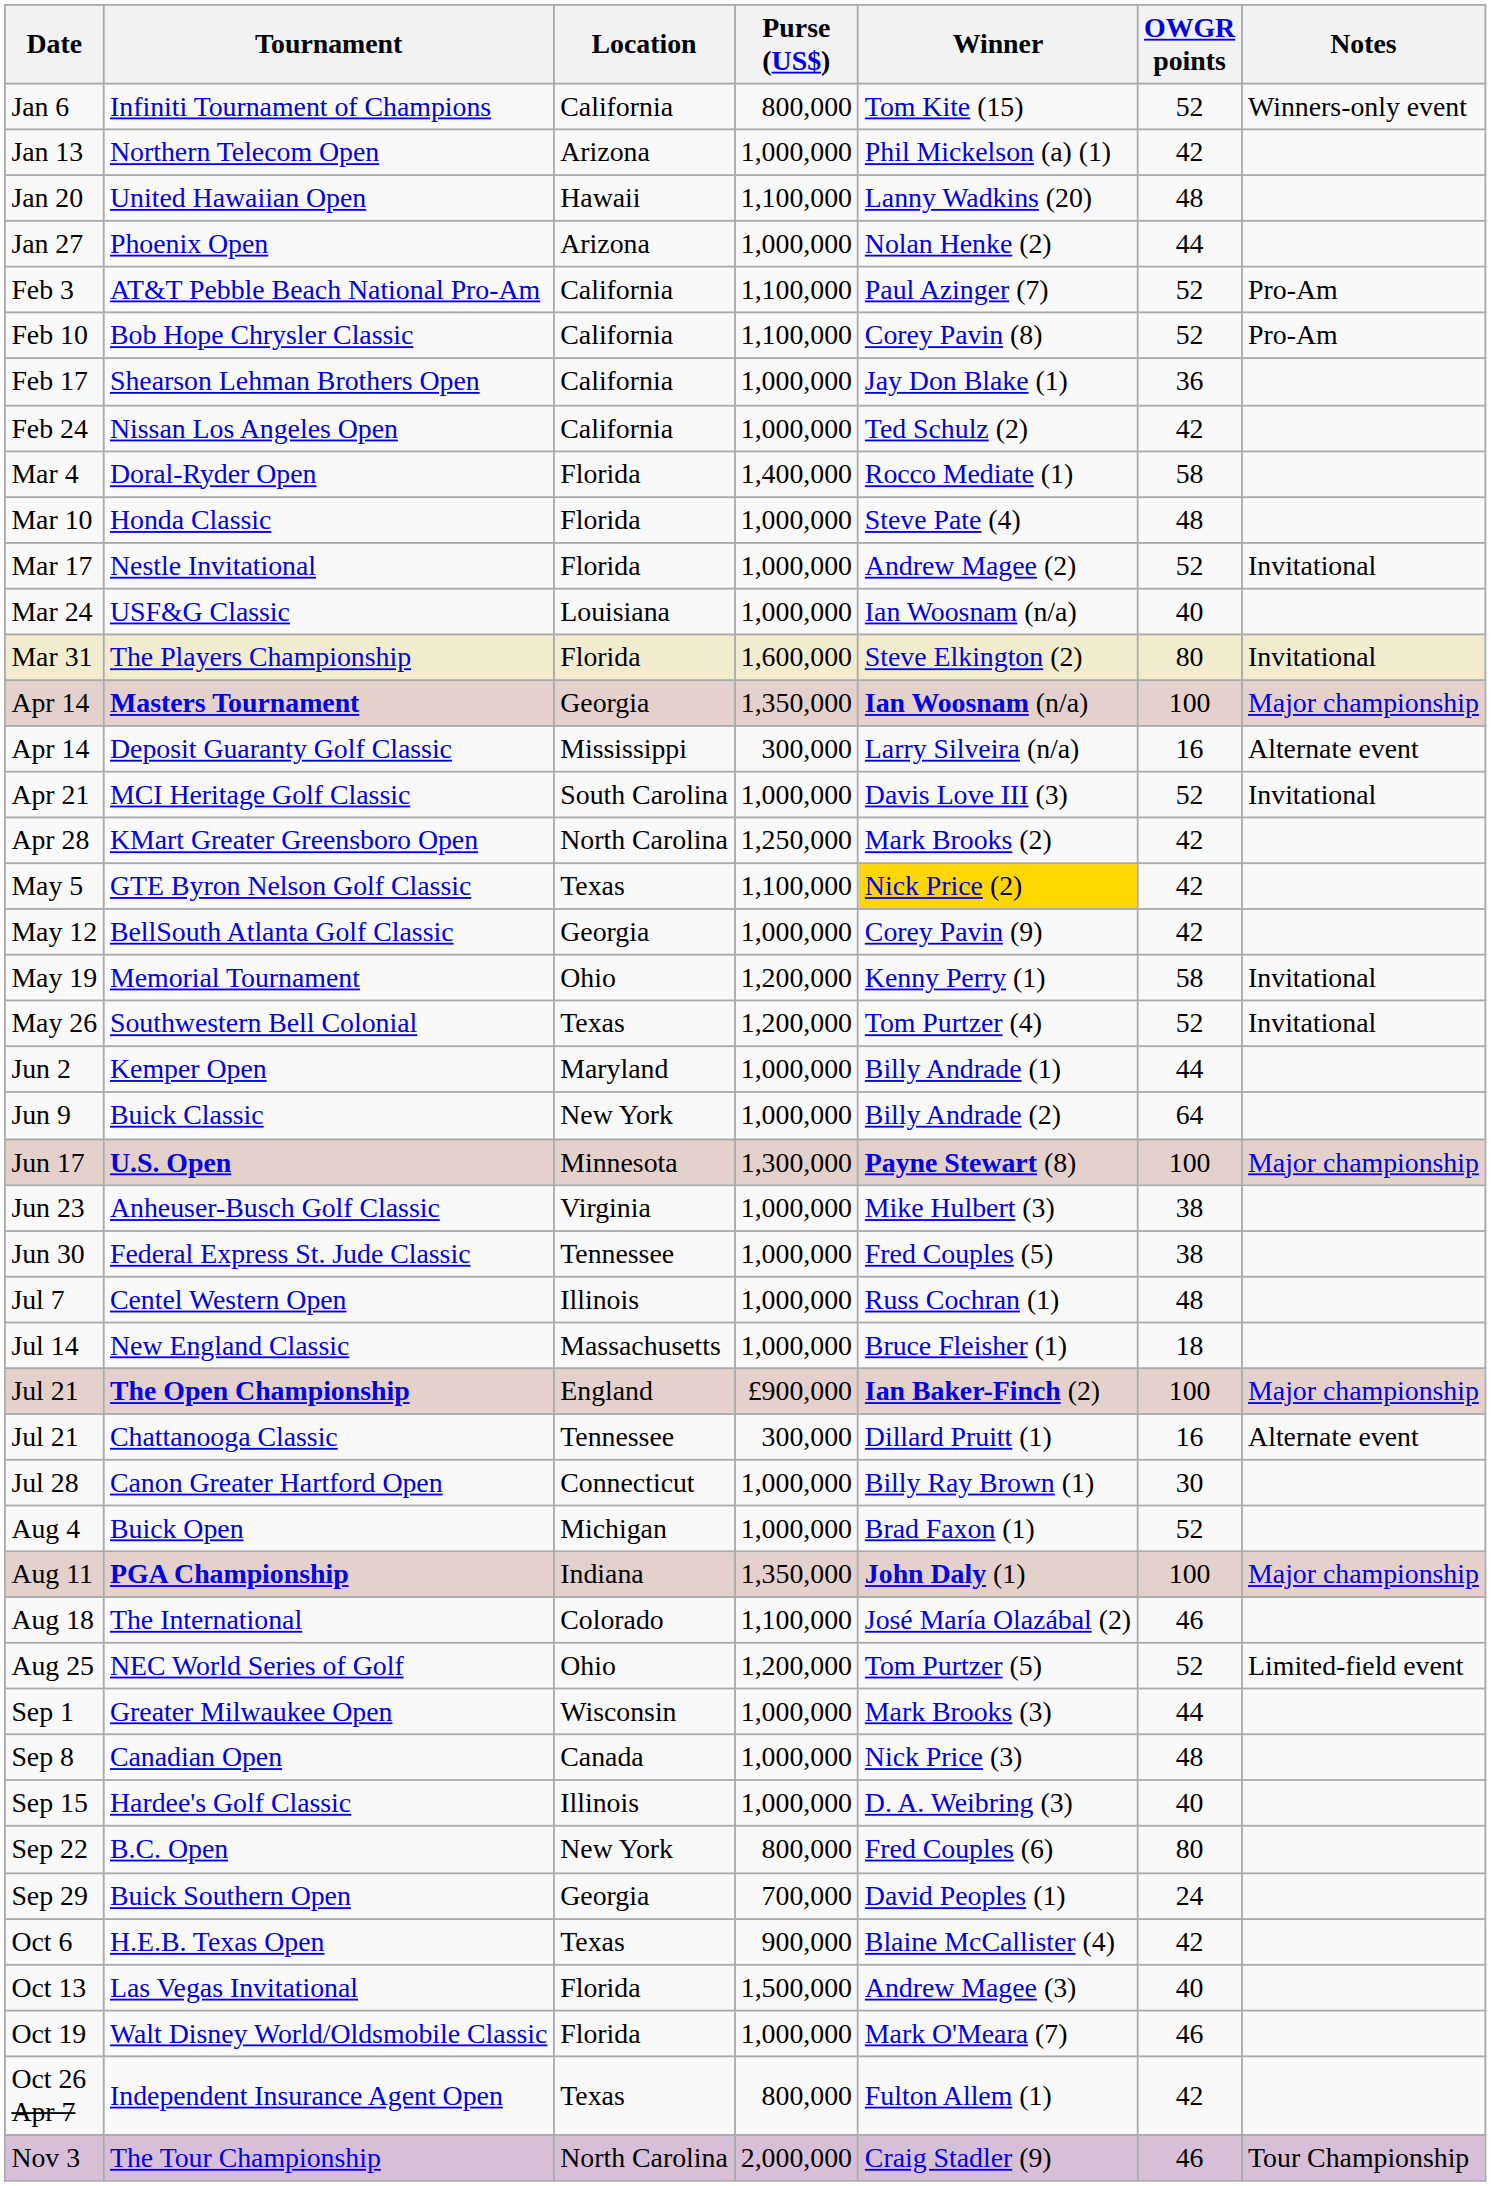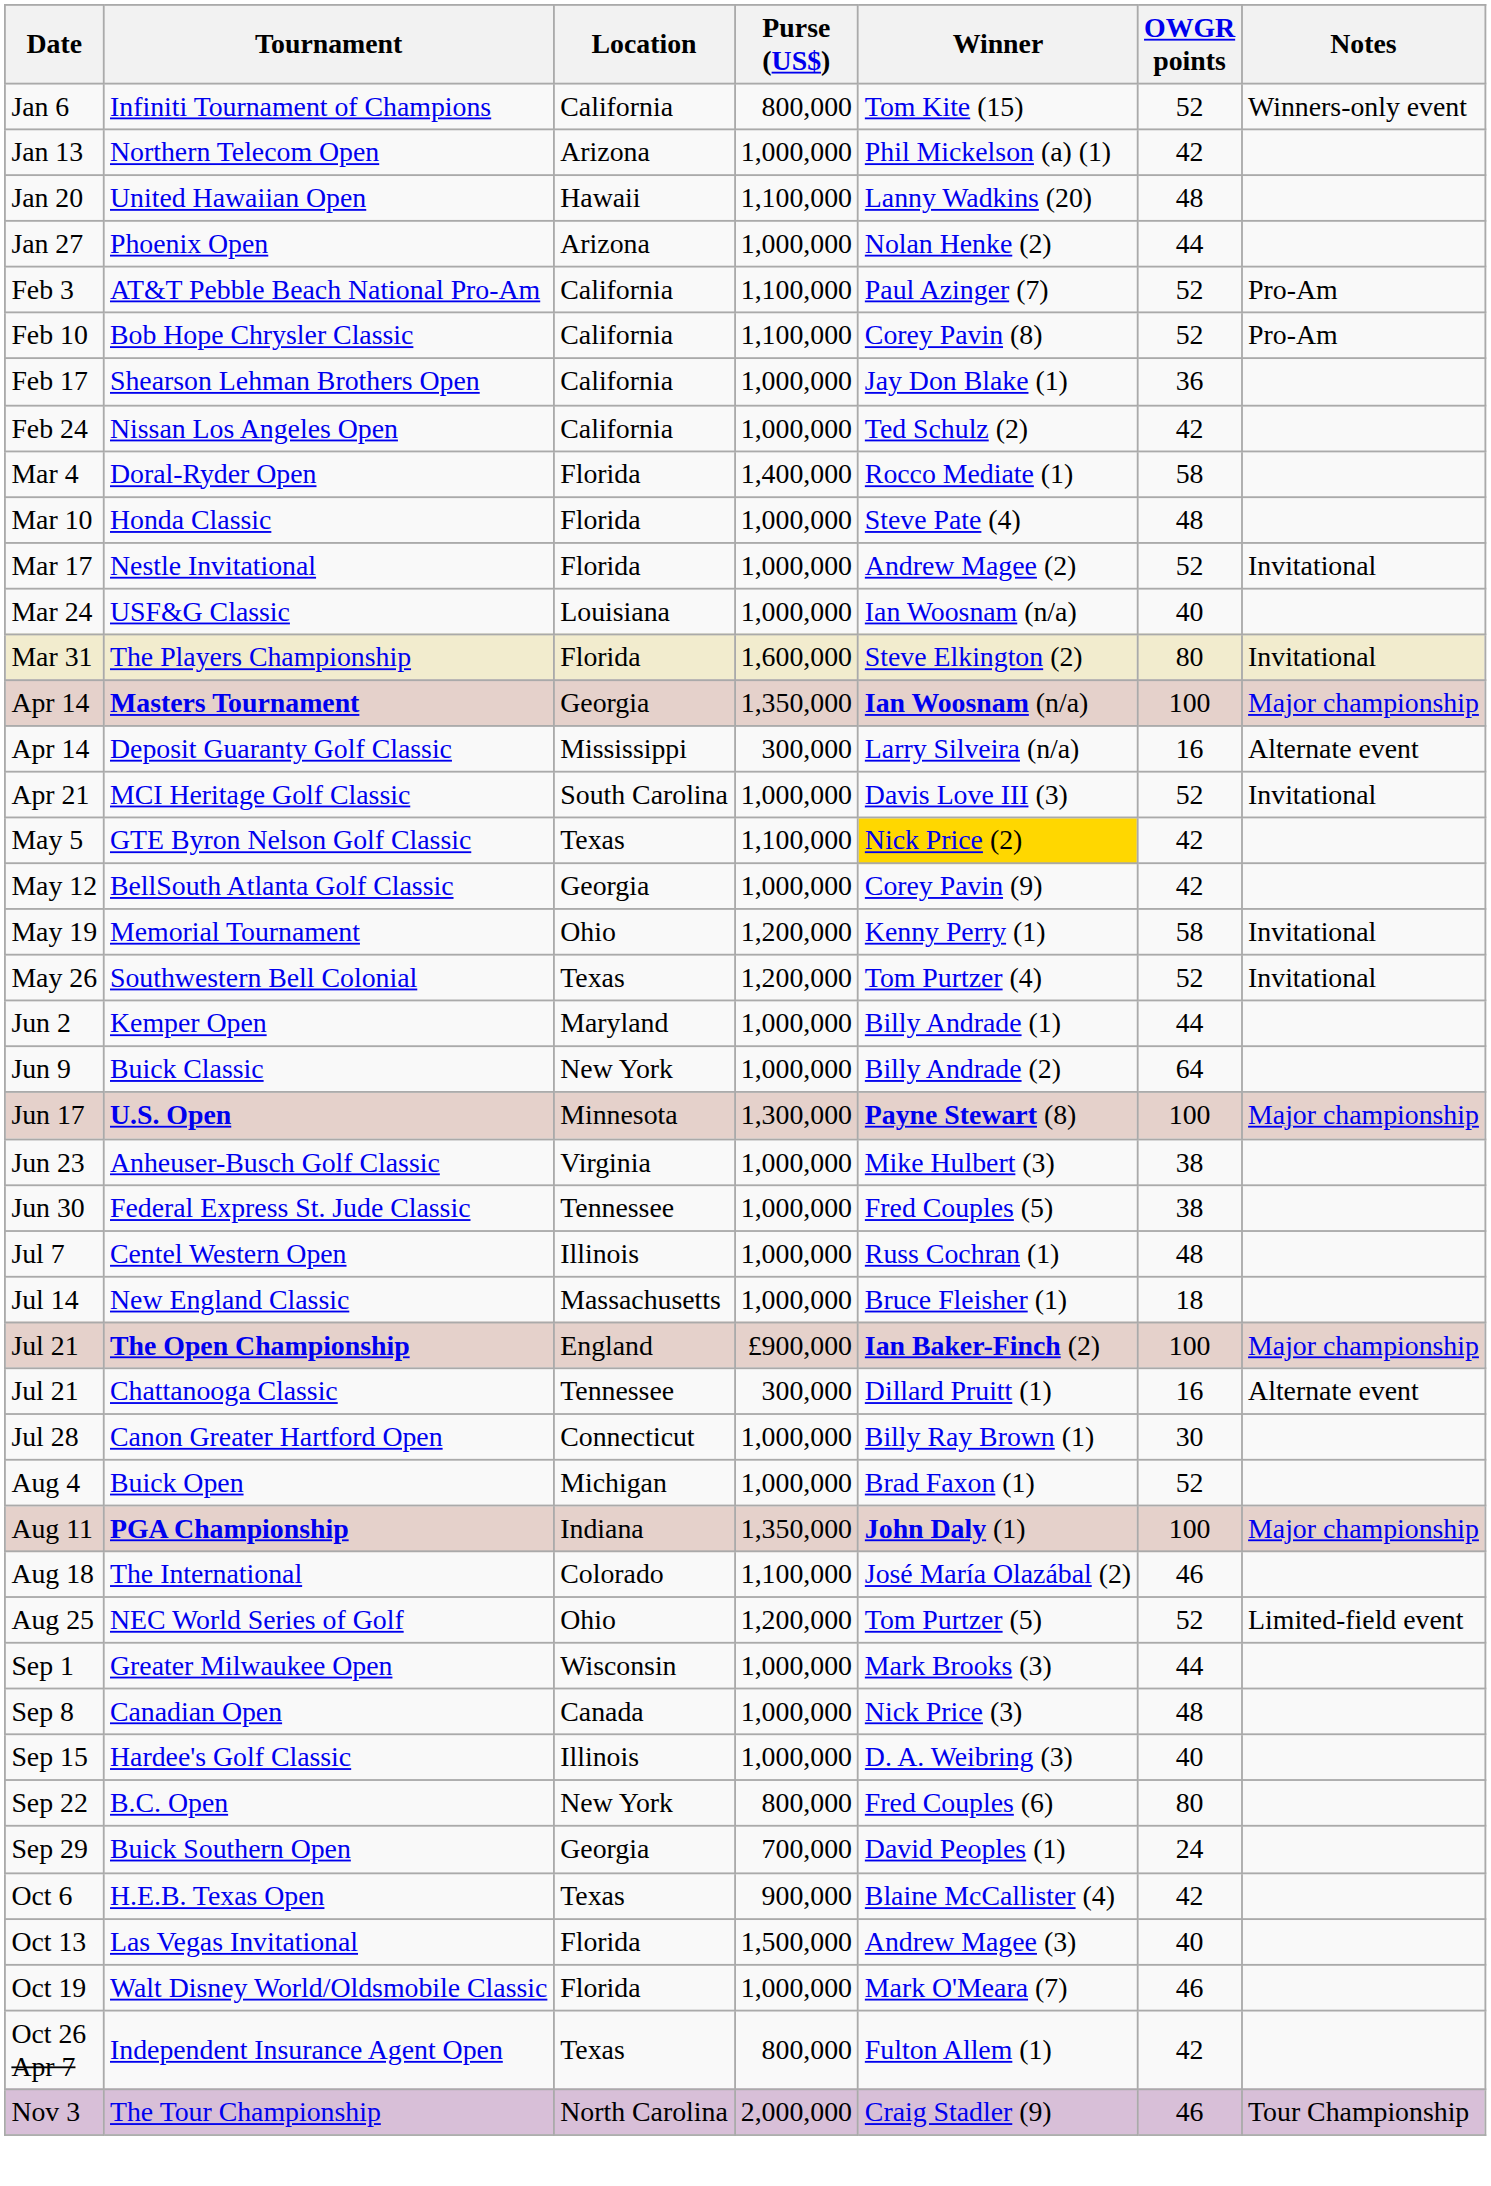- row: (294, 840)
